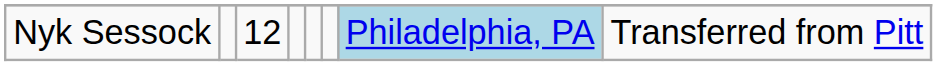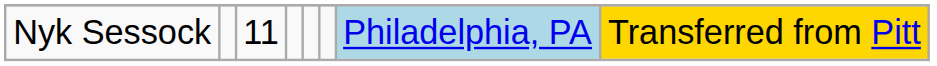(262, 33) 12 -> (261, 33) 11
(767, 33) no background -> (764, 33) gold background
